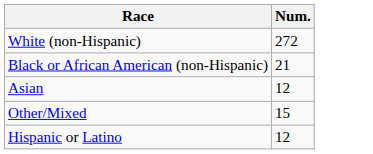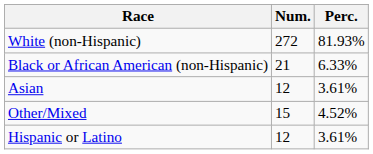+ column: (341, 16)
